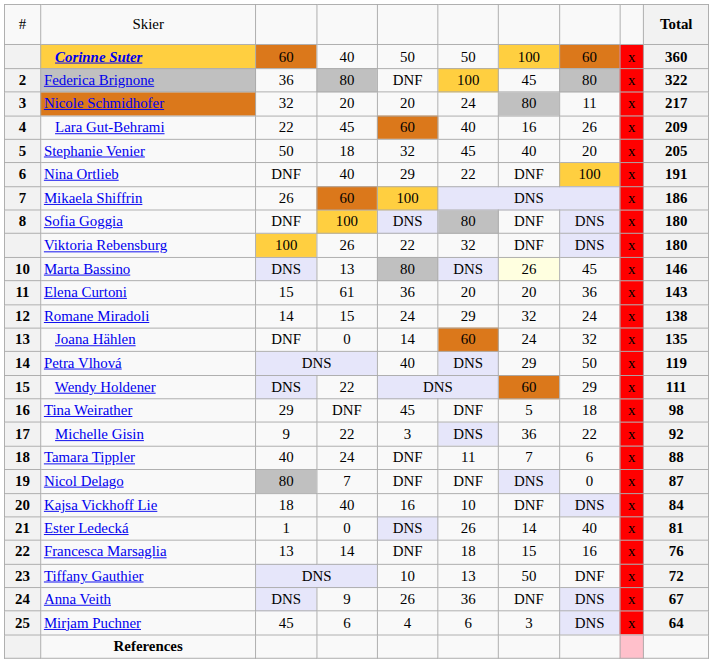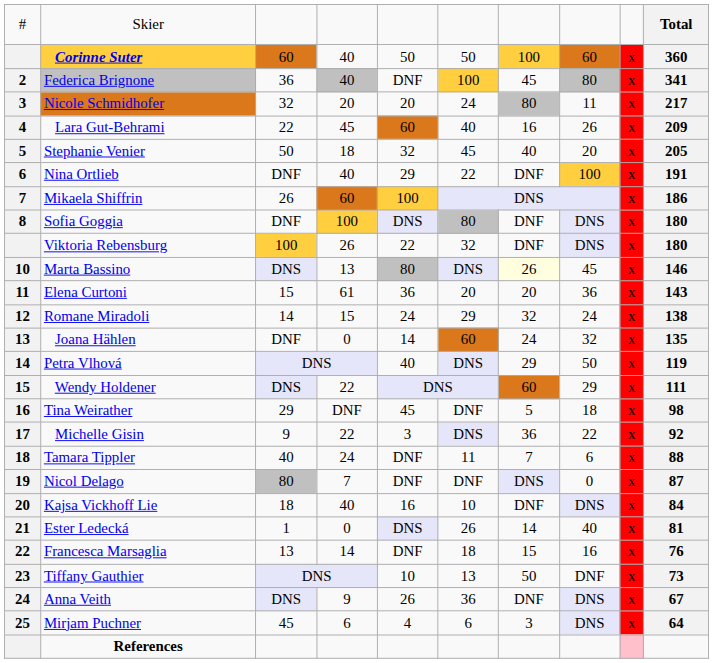(347, 80) 80 -> (347, 80) 40
(676, 80) 322 -> (676, 80) 341
(676, 575) 72 -> (676, 575) 73
